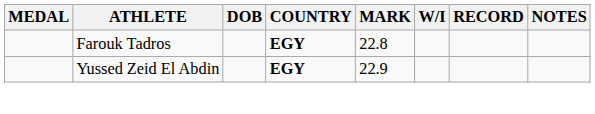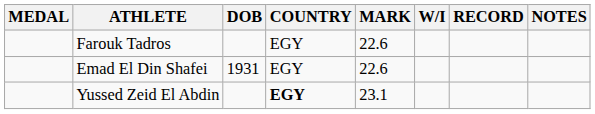(287, 43) bold -> (287, 43) normal
(373, 43) 22.8 -> (373, 43) 22.6
+ row: (142, 69)
(373, 69) 22.9 -> (373, 95) 23.1
